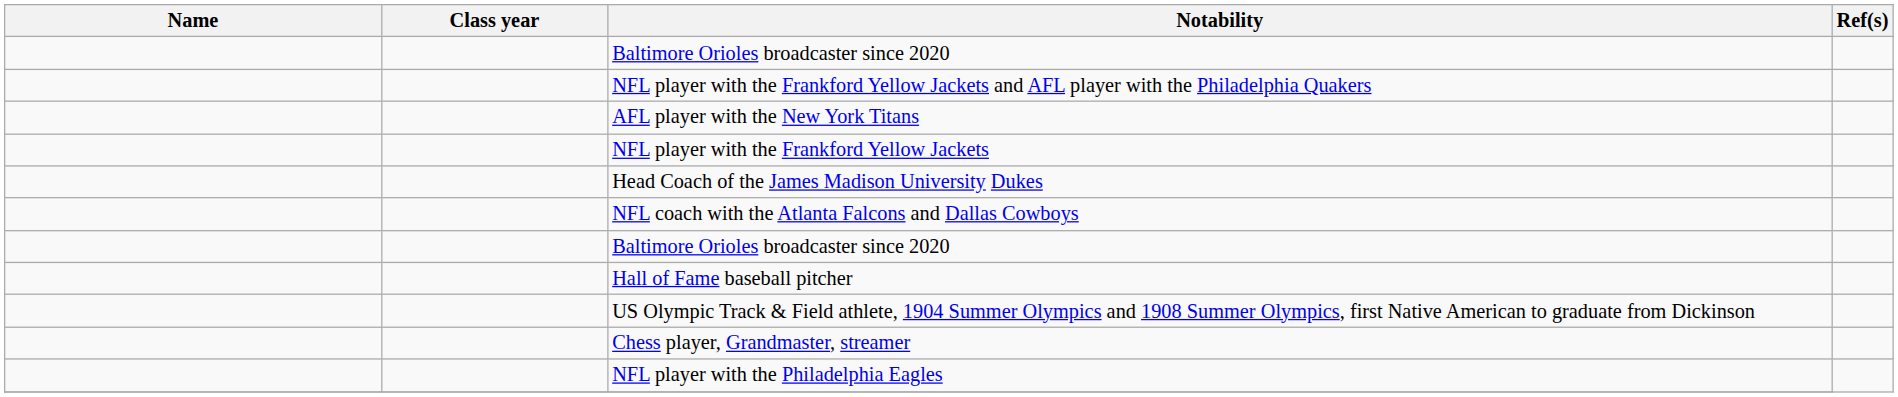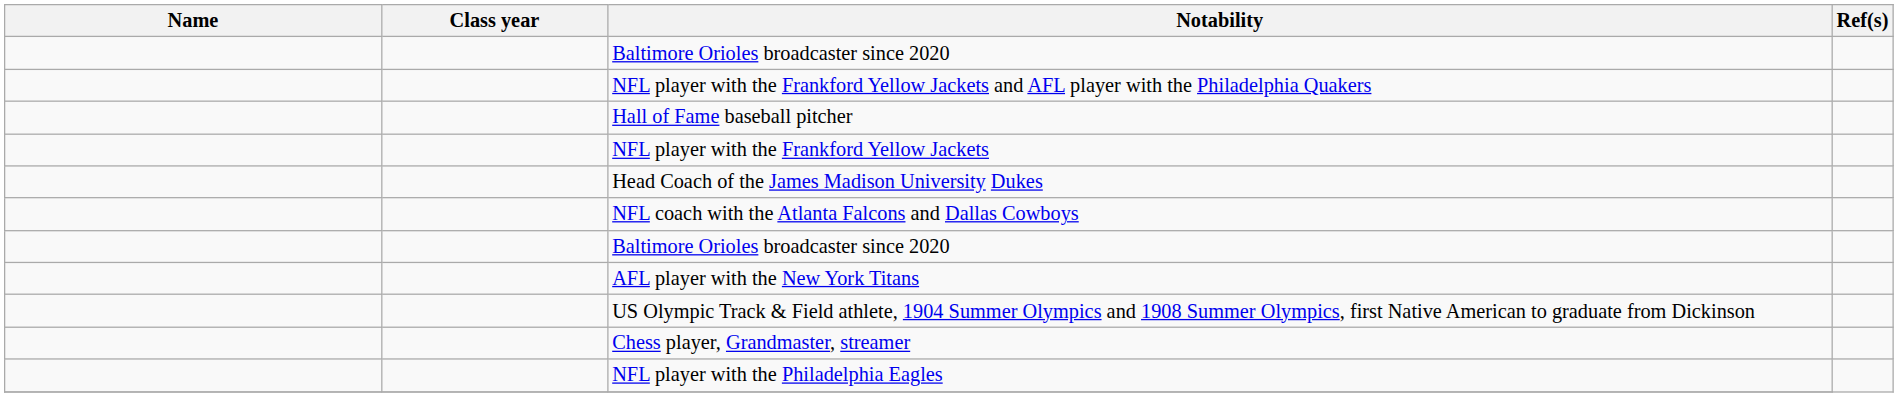rows swapped: (193, 279) <-> (193, 117)
